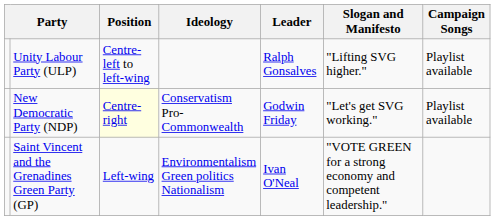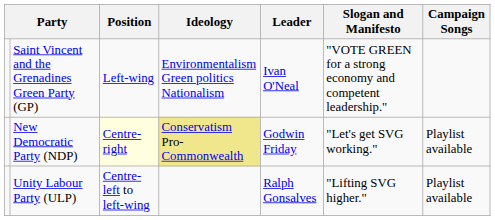rows swapped: (48, 63) <-> (48, 176)
(202, 112) no background -> (202, 141) khaki background
